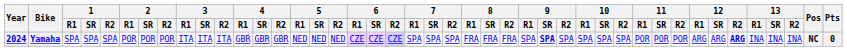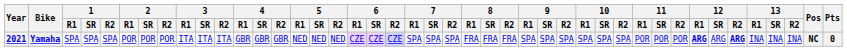(16, 39) 2024 -> (16, 39) 2021
(547, 39) bold -> (547, 39) normal
(699, 39) normal -> (699, 39) bold
